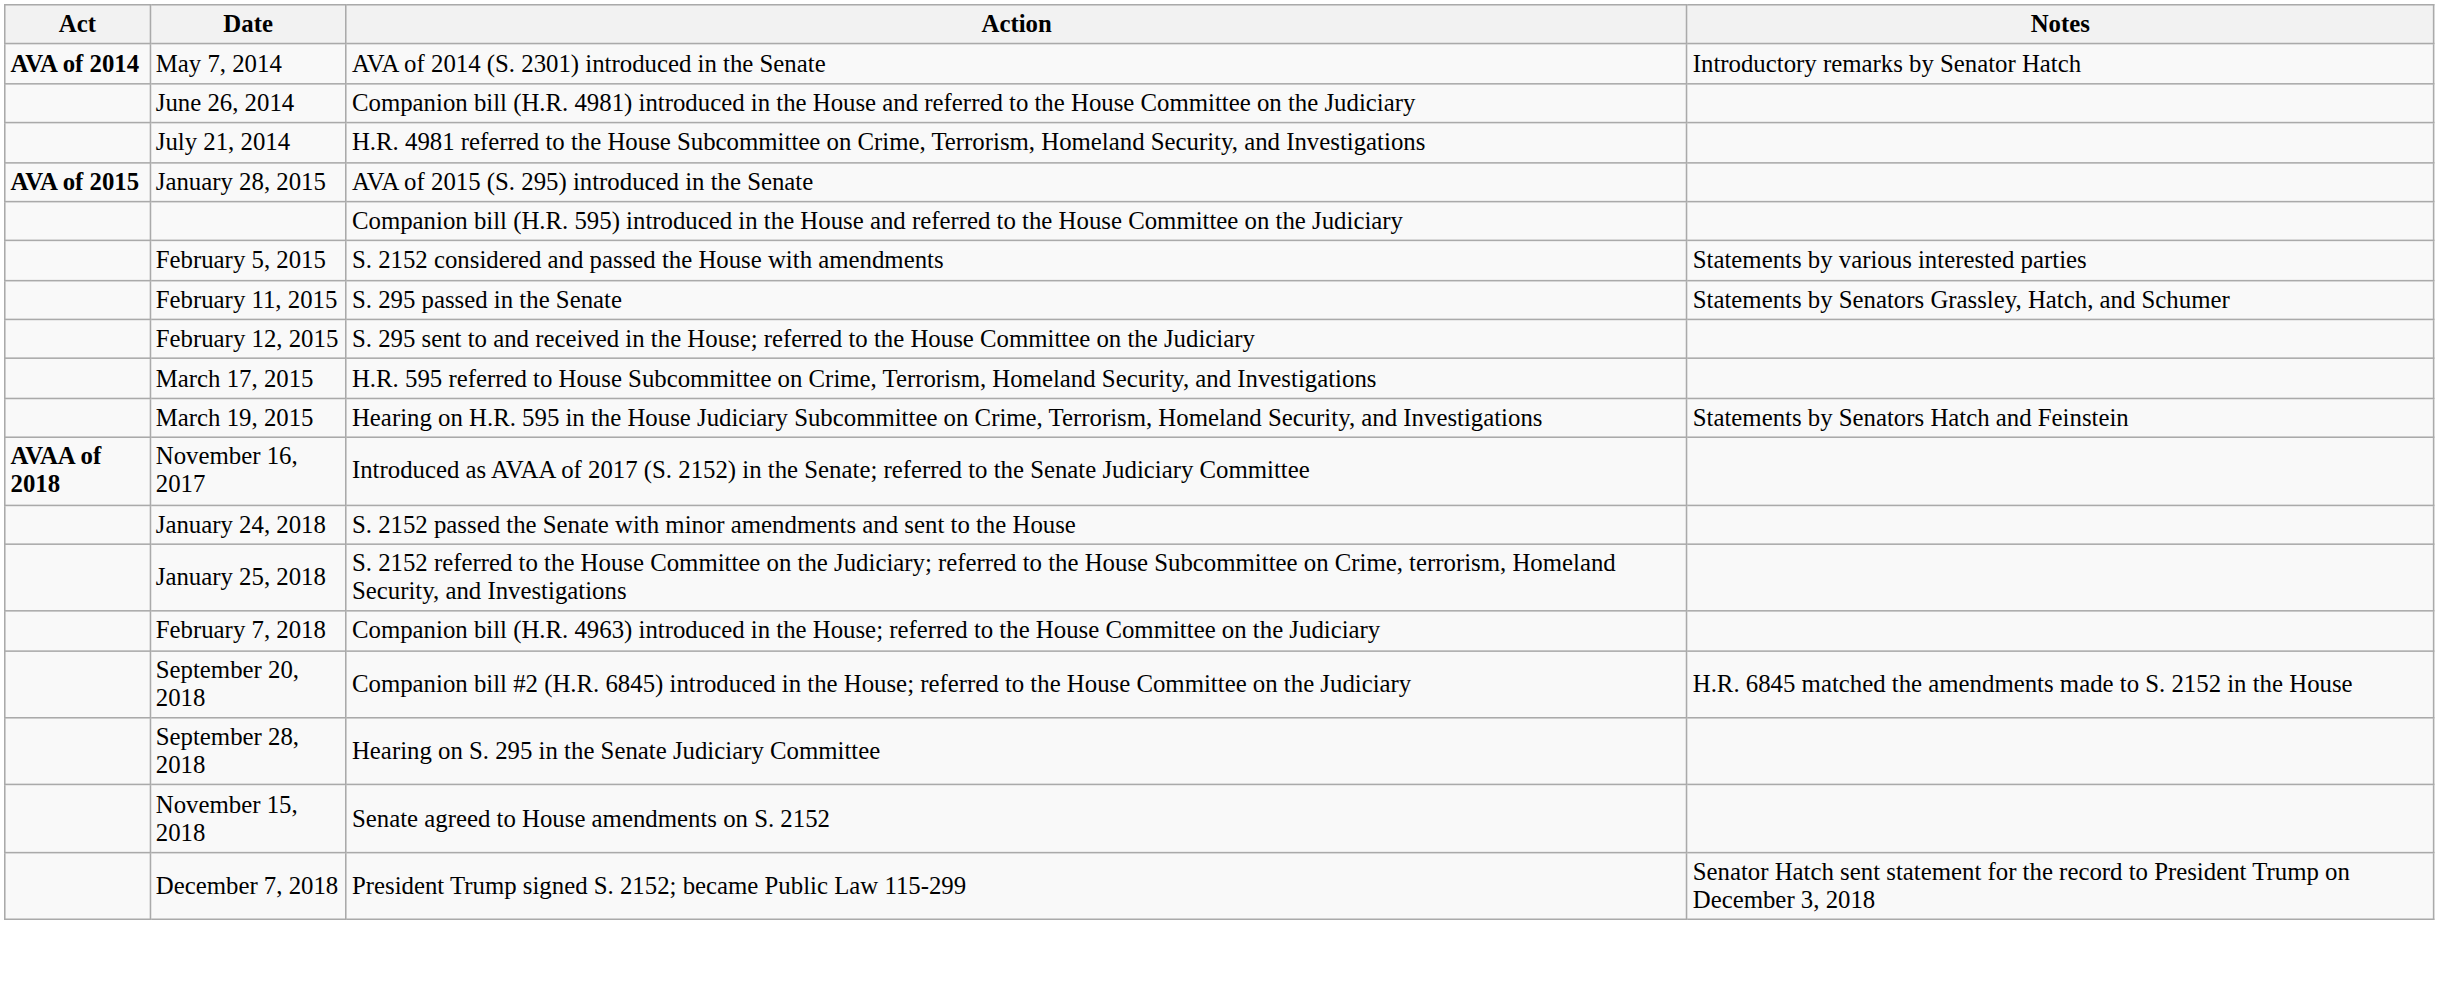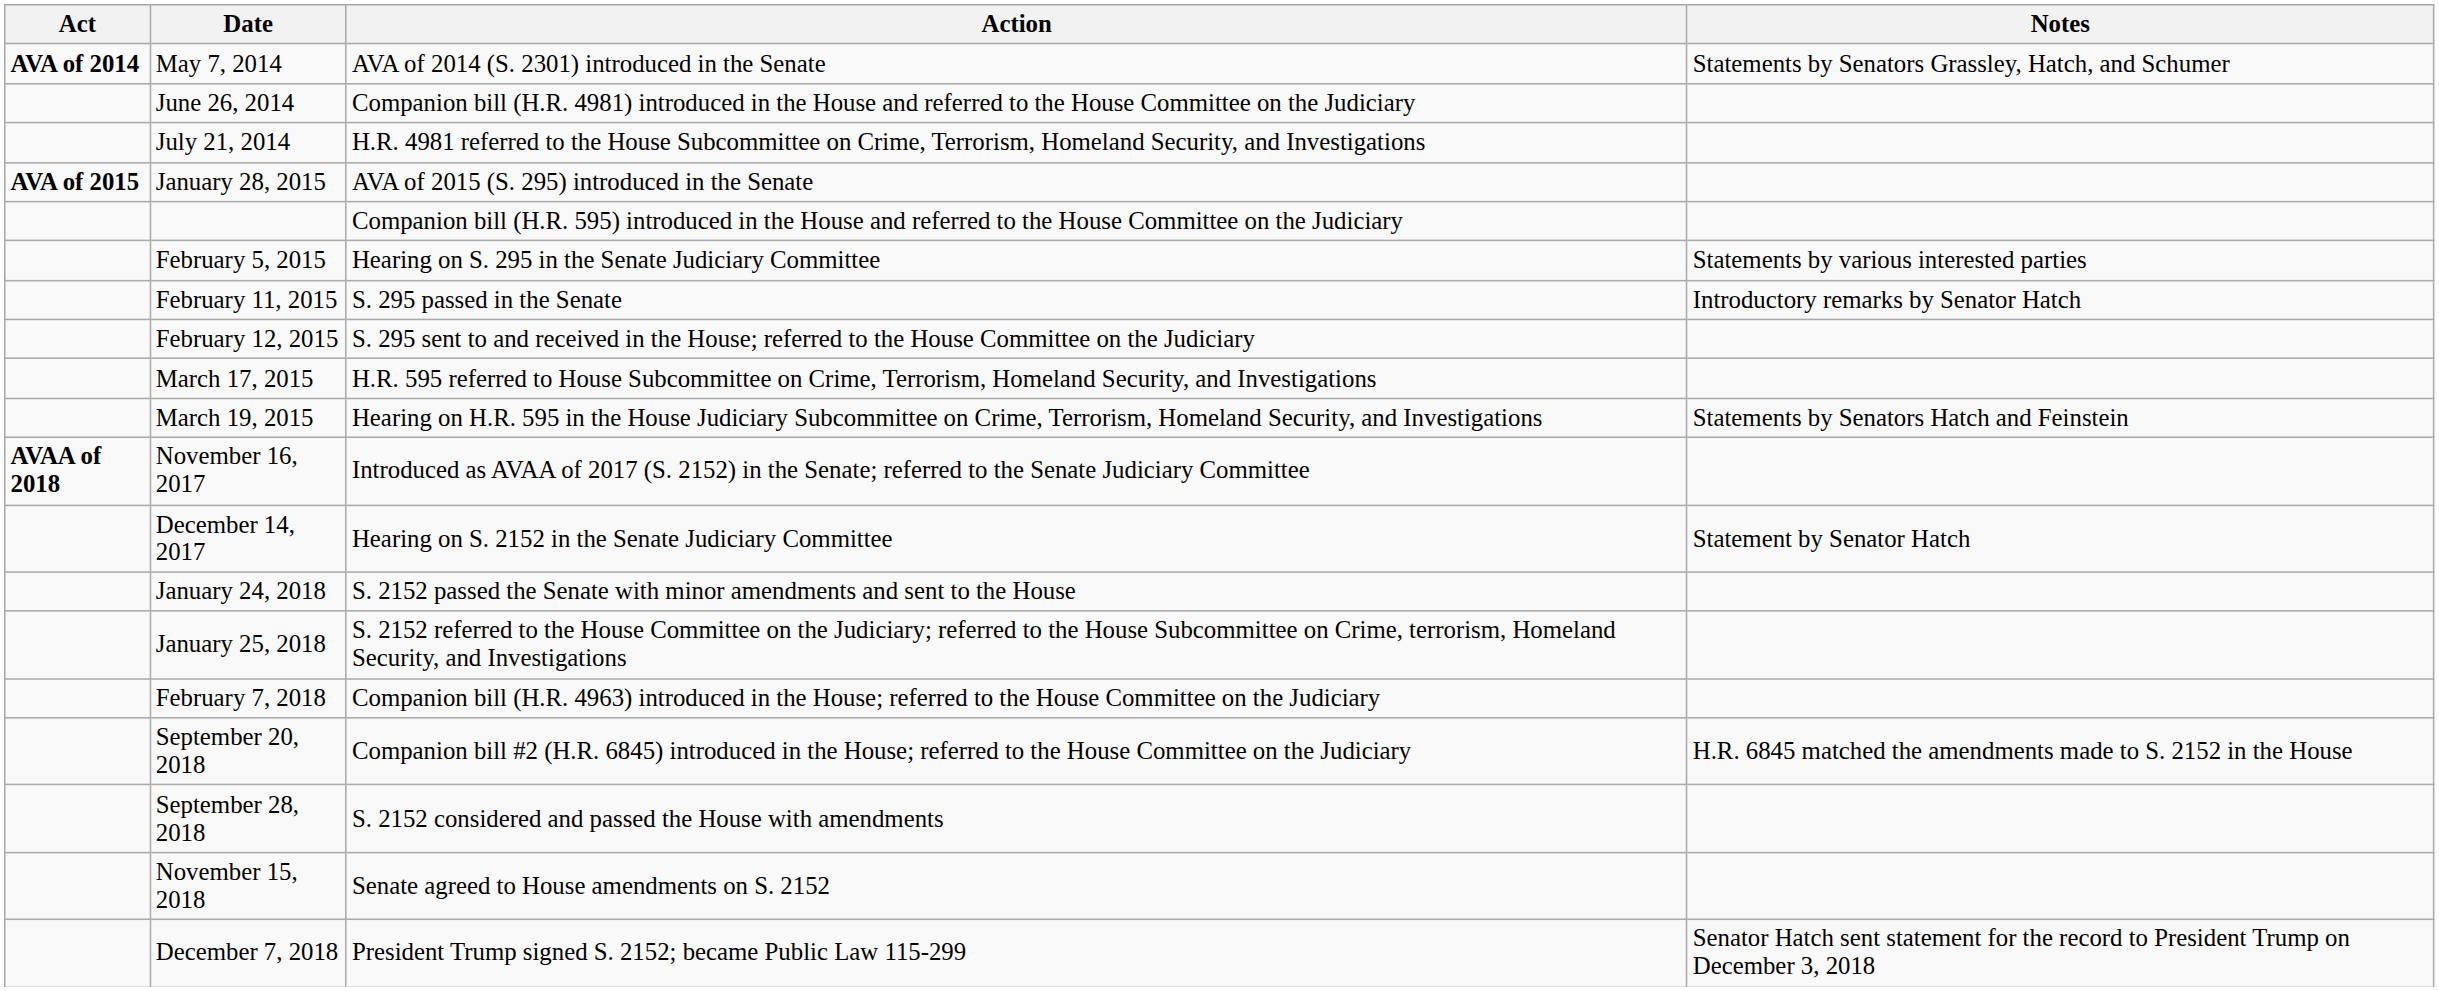(1887, 63) Introductory remarks by Senator Hatch -> (1961, 63) Statements by Senators Grassley, Hatch, and Schumer
(648, 260) S. 2152 considered and passed the House with amendments -> (616, 260) Hearing on S. 295 in the Senate Judiciary Committee
(1961, 299) Statements by Senators Grassley, Hatch, and Schumer -> (1887, 299) Introductory remarks by Senator Hatch
+ row: (225, 537)
(616, 751) Hearing on S. 295 in the Senate Judiciary Committee -> (648, 818) S. 2152 considered and passed the House with amendments
